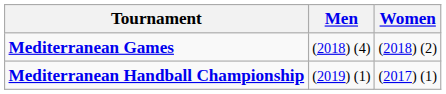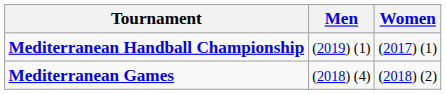rows swapped: (156, 75) <-> (91, 47)
